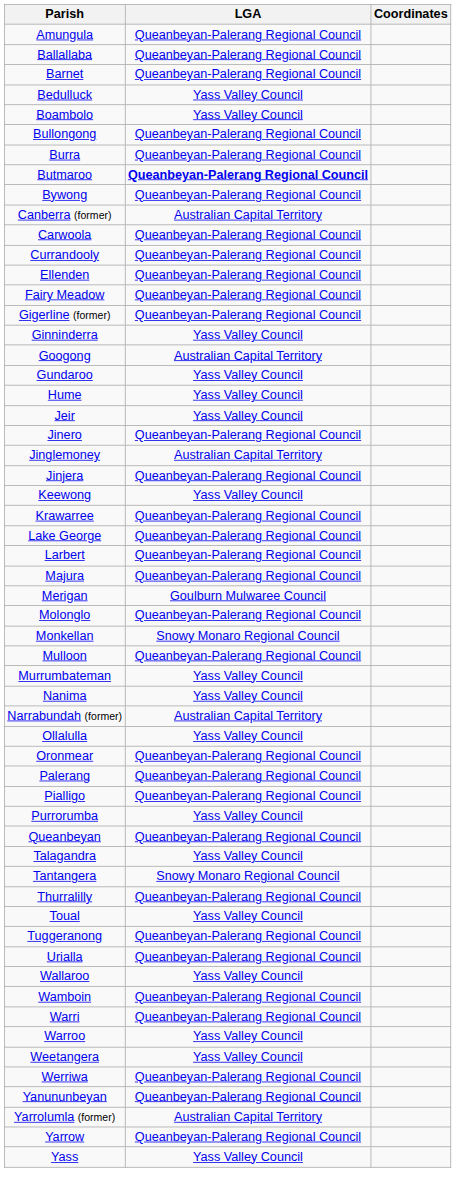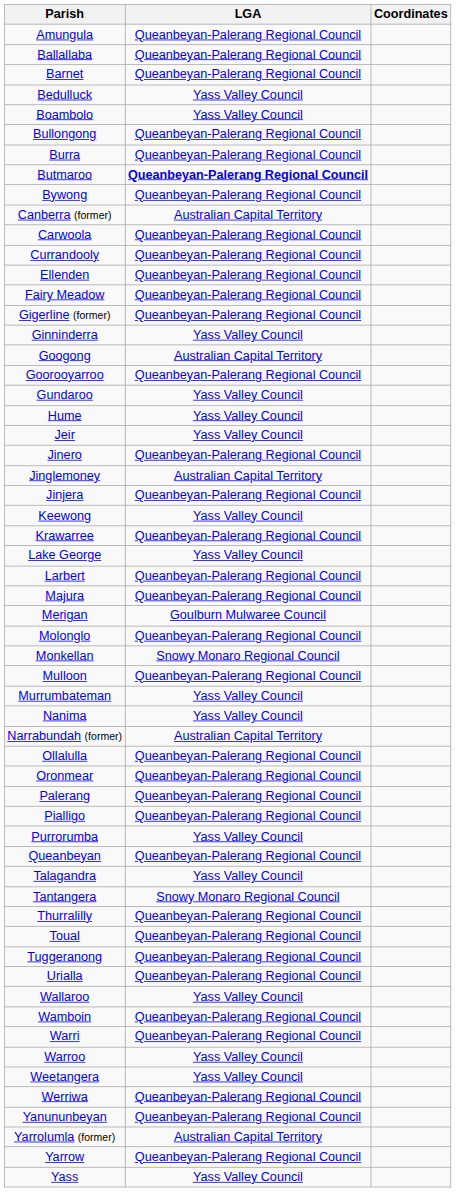+ row: (65, 375)
(248, 535) Queanbeyan-Palerang Regional Council -> (248, 555) Yass Valley Council
(248, 736) Yass Valley Council -> (248, 756) Queanbeyan-Palerang Regional Council
(248, 916) Yass Valley Council -> (248, 936) Queanbeyan-Palerang Regional Council
